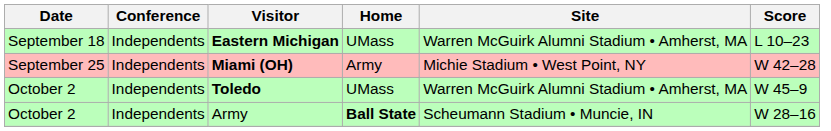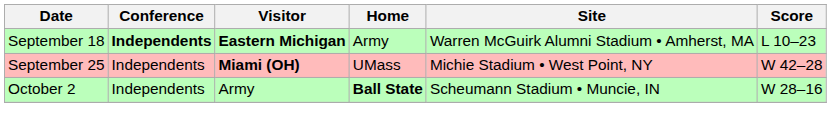(158, 41) normal -> (162, 41) bold
(370, 41) UMass -> (371, 41) Army
(364, 65) Army -> (377, 65) UMass
- row: (236, 89)
